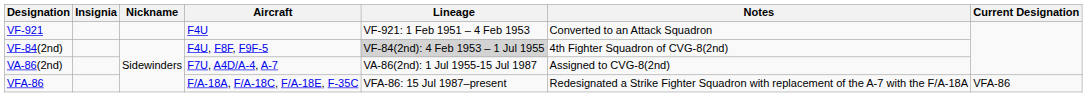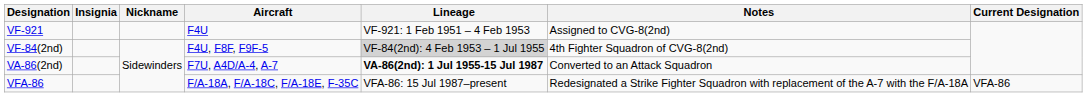(631, 30) Converted to an Attack Squadron -> (610, 30) Assigned to CVG-8(2nd)
(450, 65) normal -> (453, 65) bold
(610, 65) Assigned to CVG-8(2nd) -> (631, 65) Converted to an Attack Squadron
